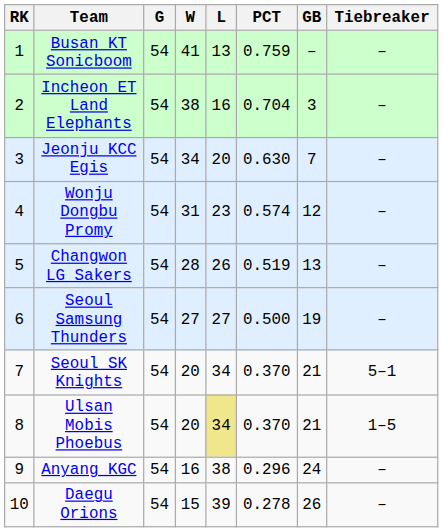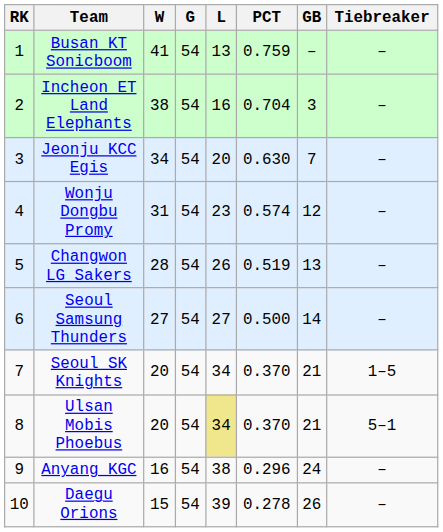columns swapped: (159, 18) <-> (190, 18)
(312, 319) 19 -> (312, 319) 14
(382, 372) 5–1 -> (382, 372) 1–5
(382, 426) 1–5 -> (382, 426) 5–1
